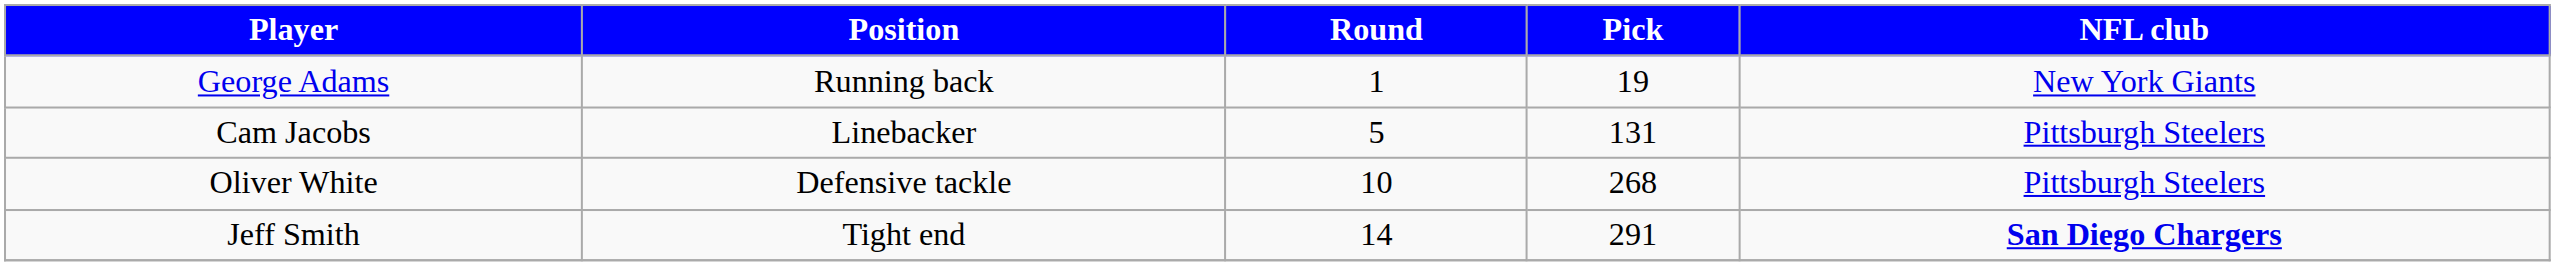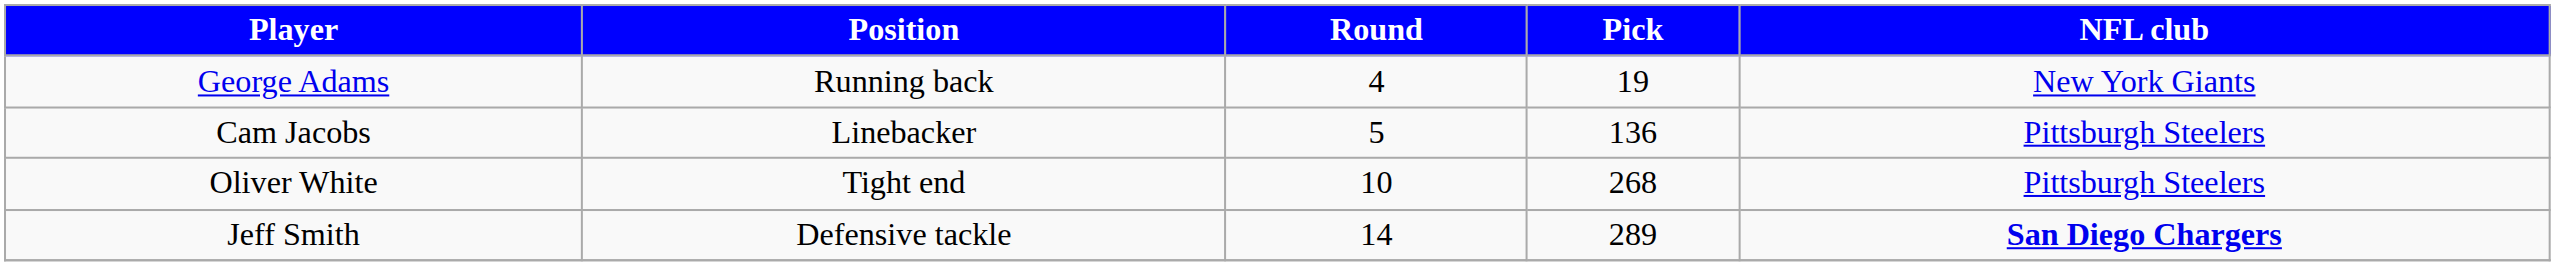(1376, 81) 1 -> (1376, 81) 4
(1633, 132) 131 -> (1633, 132) 136
(904, 183) Defensive tackle -> (904, 183) Tight end
(904, 234) Tight end -> (904, 234) Defensive tackle
(1633, 234) 291 -> (1633, 234) 289
